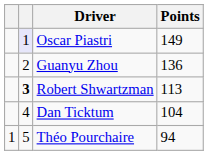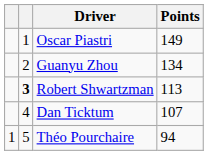(26, 40) lavender background -> (26, 40) no background
(172, 64) 136 -> (172, 64) 134
(172, 113) 104 -> (172, 113) 107
